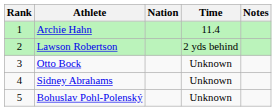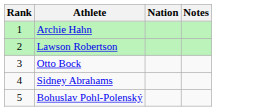- column: (211, 13)
